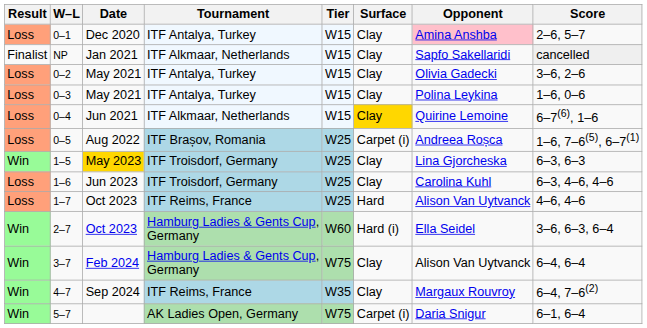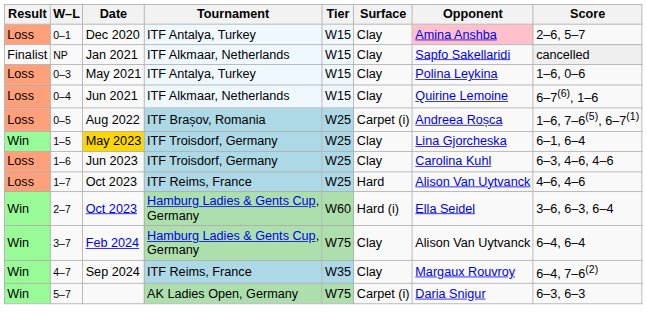- row: (62, 75)
(369, 116) gold background -> (369, 96) no background
(561, 161) 6–3, 6–3 -> (561, 141) 6–1, 6–4
(561, 313) 6–1, 6–4 -> (561, 293) 6–3, 6–3
